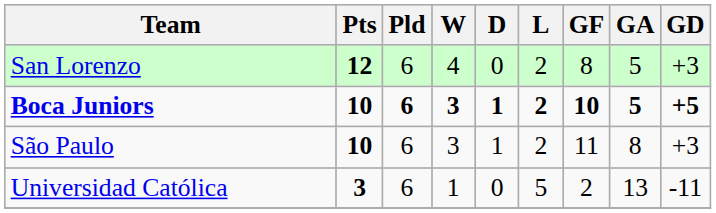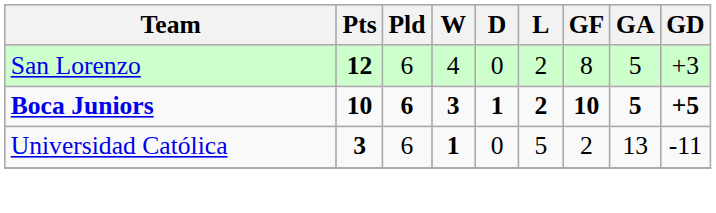- row: (62, 146)
(453, 187) normal -> (453, 146) bold
